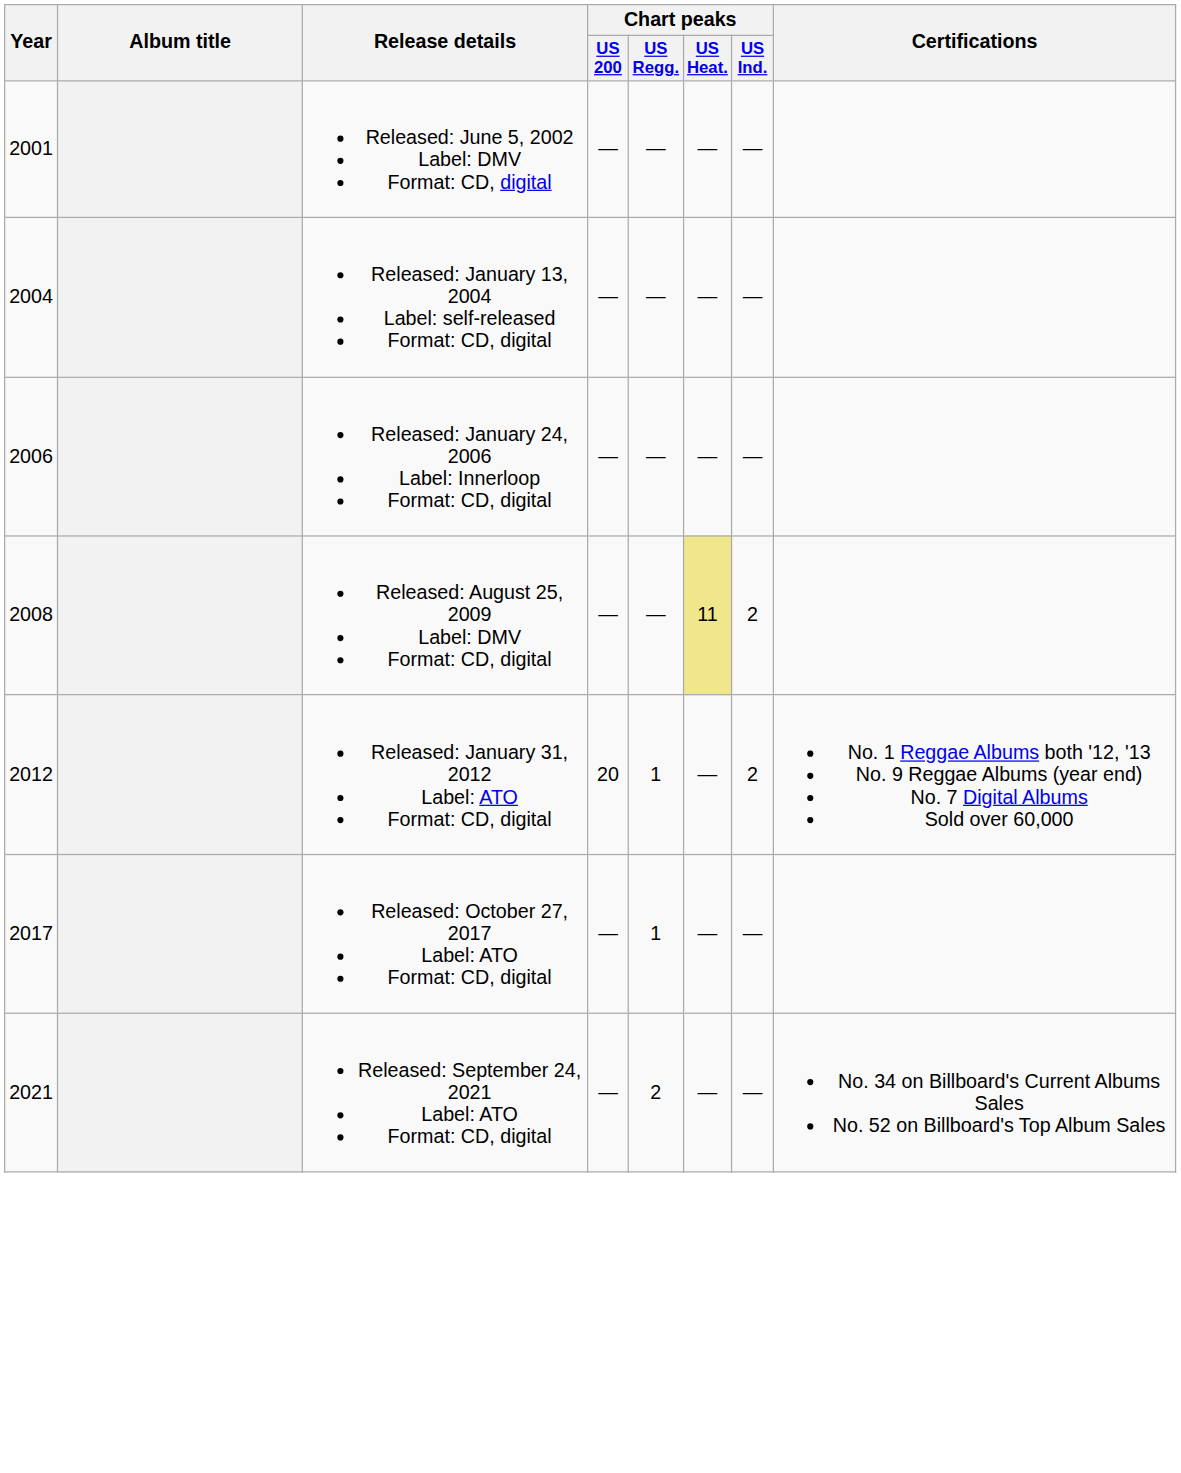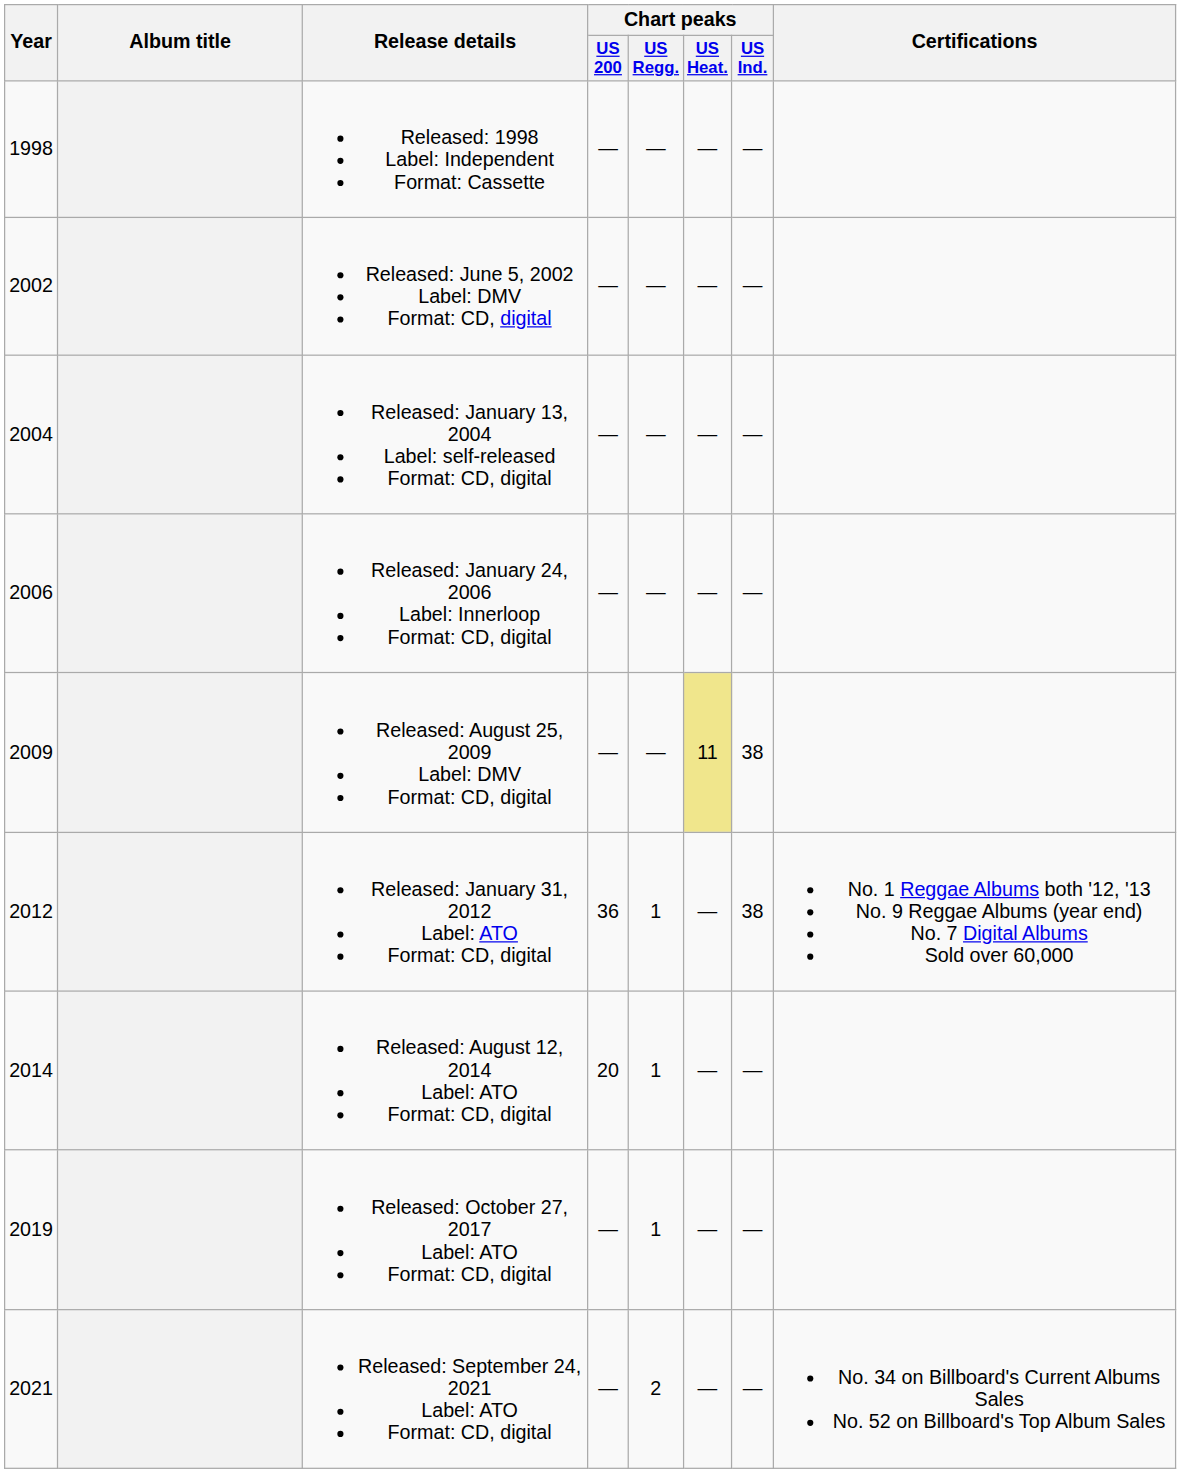+ row: (445, 160)
(31, 149) 2001 -> (31, 286) 2002
(31, 615) 2008 -> (31, 752) 2009
(753, 615) 2 -> (753, 752) 38
(608, 774) 20 -> (608, 911) 36
(753, 774) 2 -> (753, 911) 38
+ row: (445, 1082)
(31, 933) 2017 -> (31, 1229) 2019
